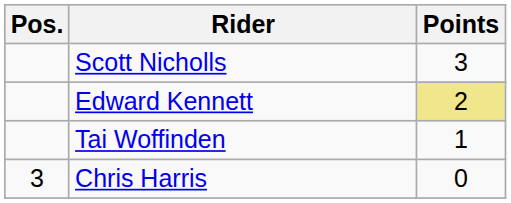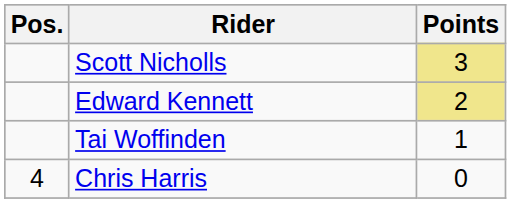(461, 63) no background -> (461, 63) khaki background
(37, 178) 3 -> (37, 178) 4
